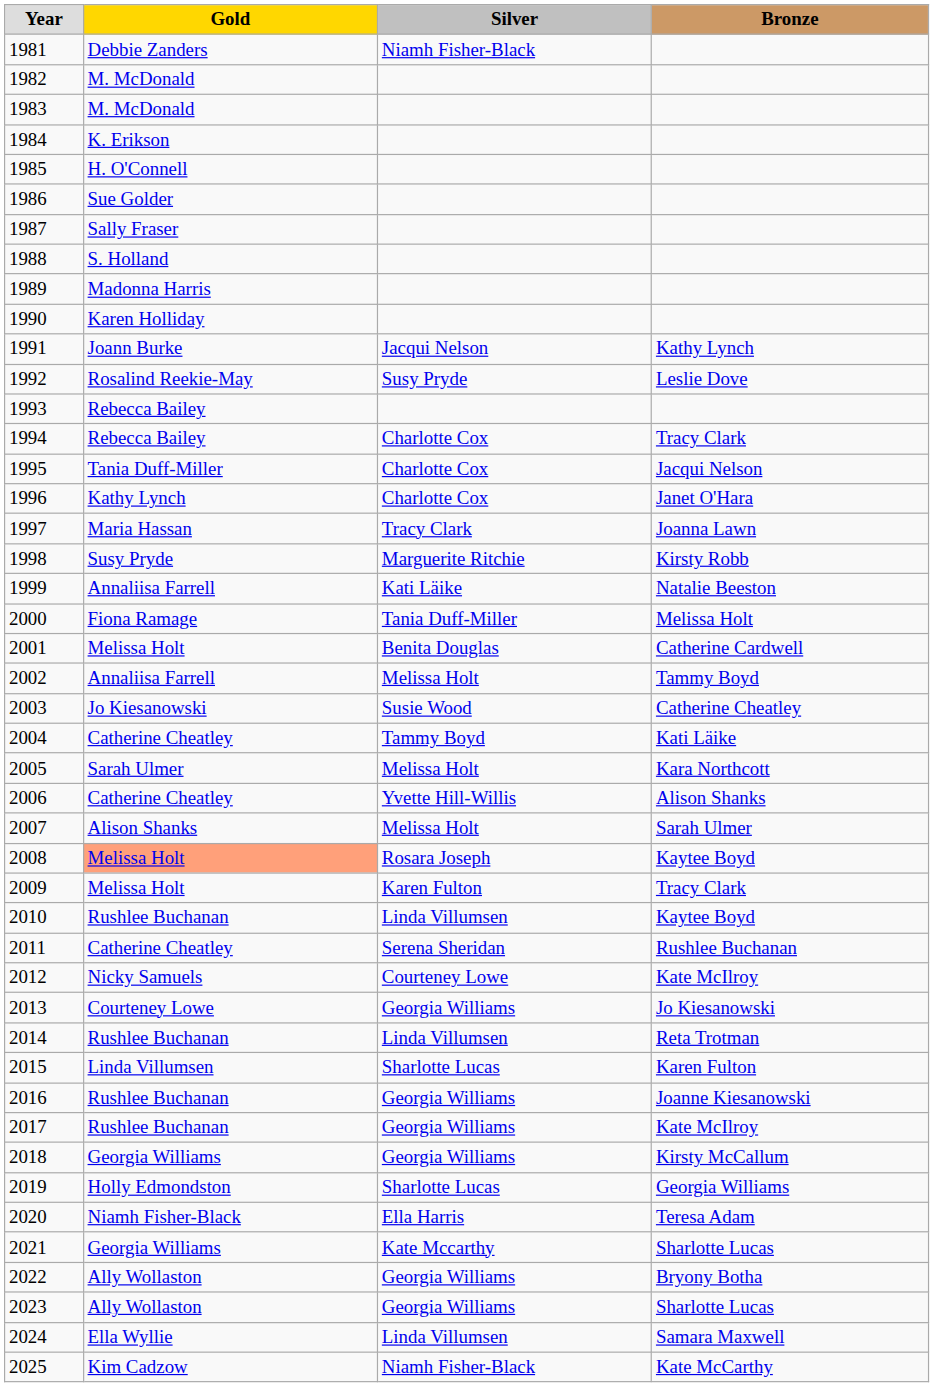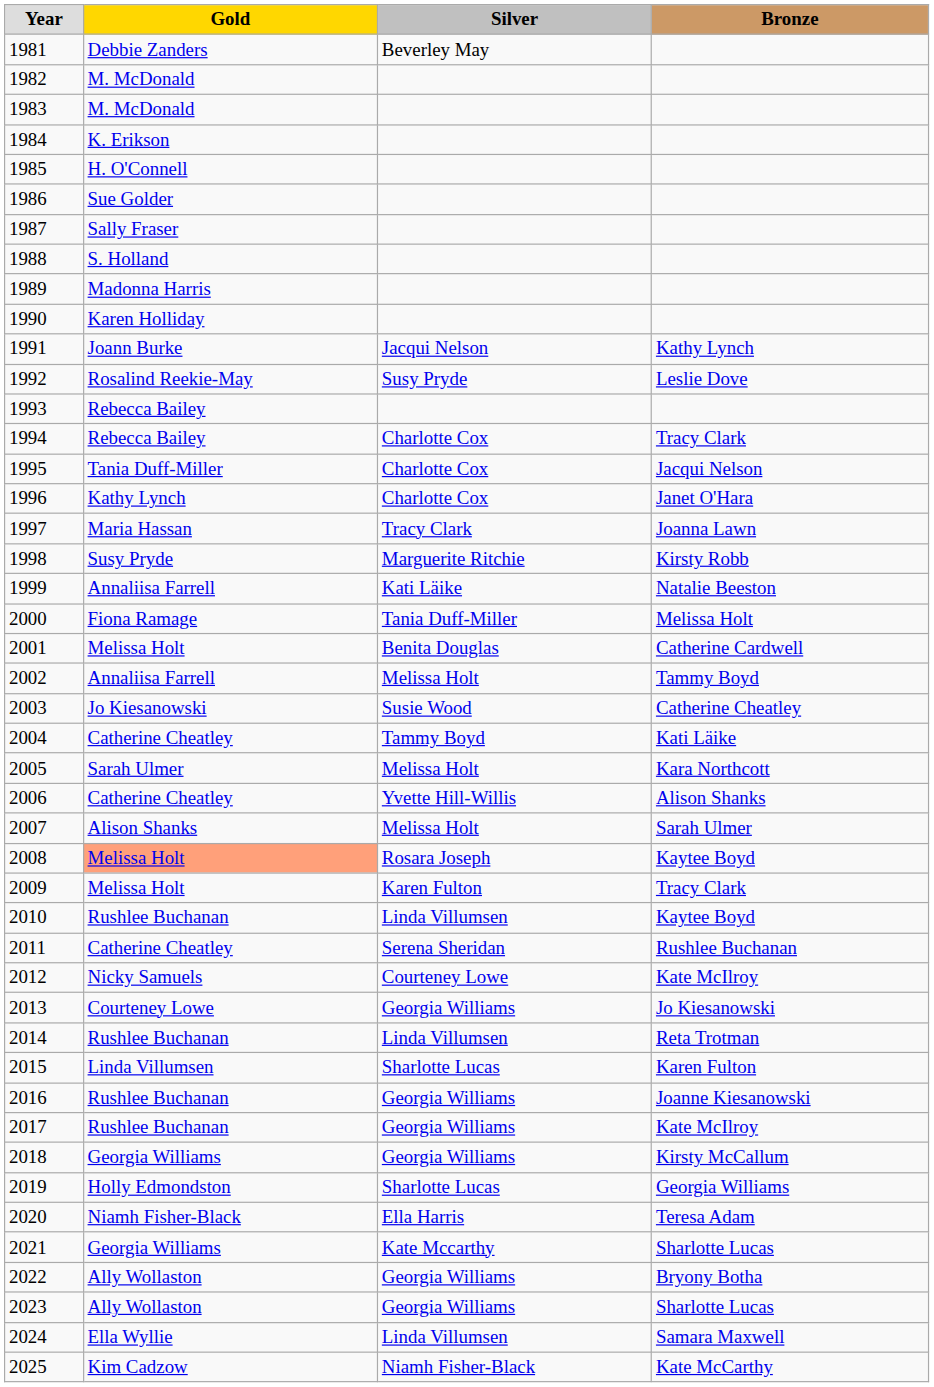(458, 49) Niamh Fisher-Black -> (436, 49) Beverley May
